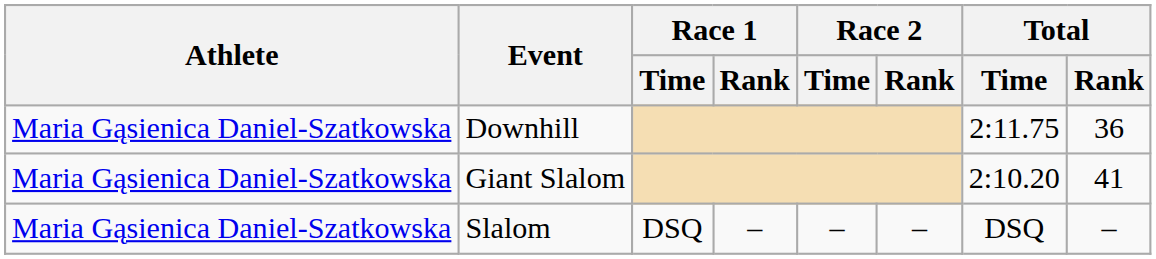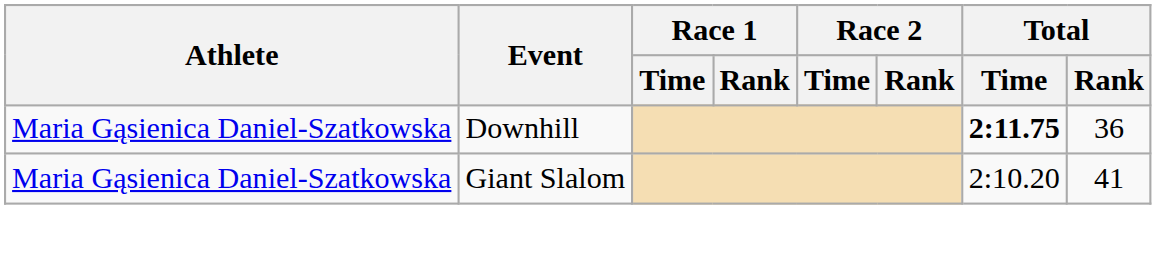(1014, 128) normal -> (1014, 128) bold
- row: (508, 228)
